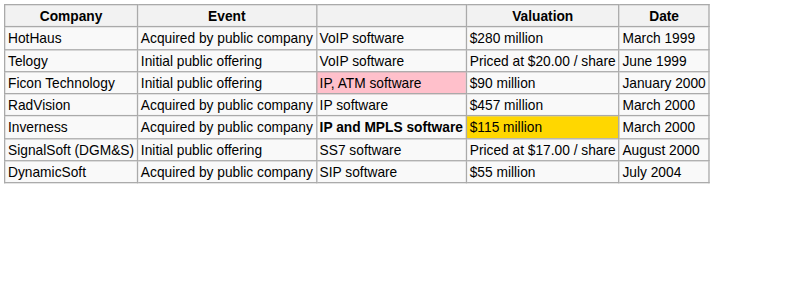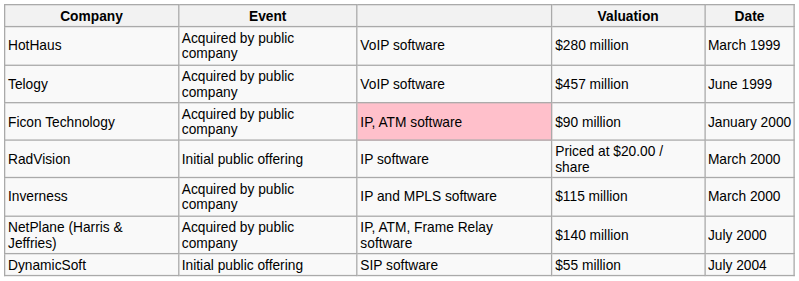(201, 60) Initial public offering -> (238, 83) Acquired by public company
(543, 60) Priced at $20.00 / share -> (592, 83) $457 million
(201, 82) Initial public offering -> (238, 121) Acquired by public company
(227, 104) Acquired by public company -> (242, 159) Initial public offering
(506, 104) $457 million -> (609, 159) Priced at $20.00 / share
(391, 127) bold -> (429, 196) normal
(506, 127) gold background -> (591, 196) no background
+ row: (65, 234)
- row: (71, 149)
(227, 171) Acquired by public company -> (242, 264) Initial public offering
